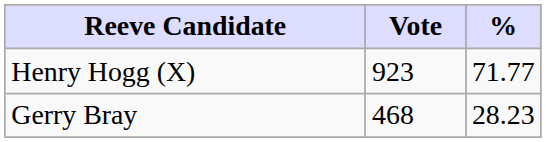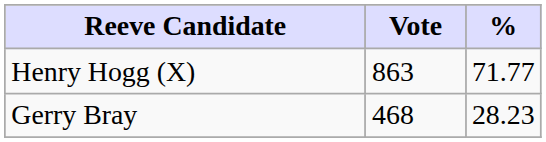(393, 70) 923 -> (393, 70) 863
